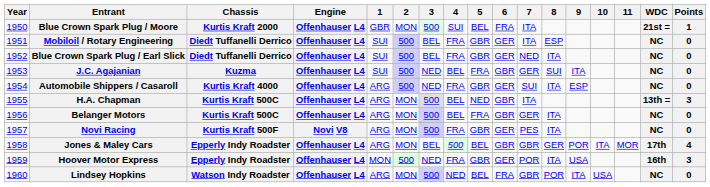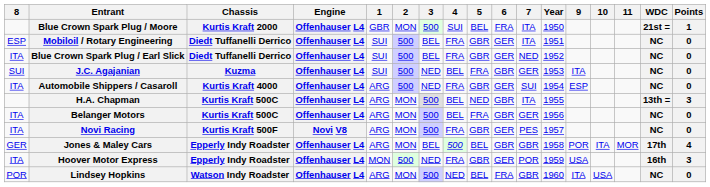columns swapped: (17, 12) <-> (554, 12)
